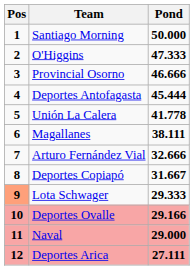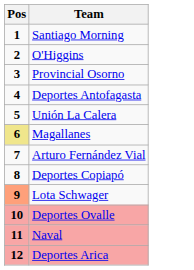- column: (169, 14)
(17, 134) no background -> (17, 134) khaki background
